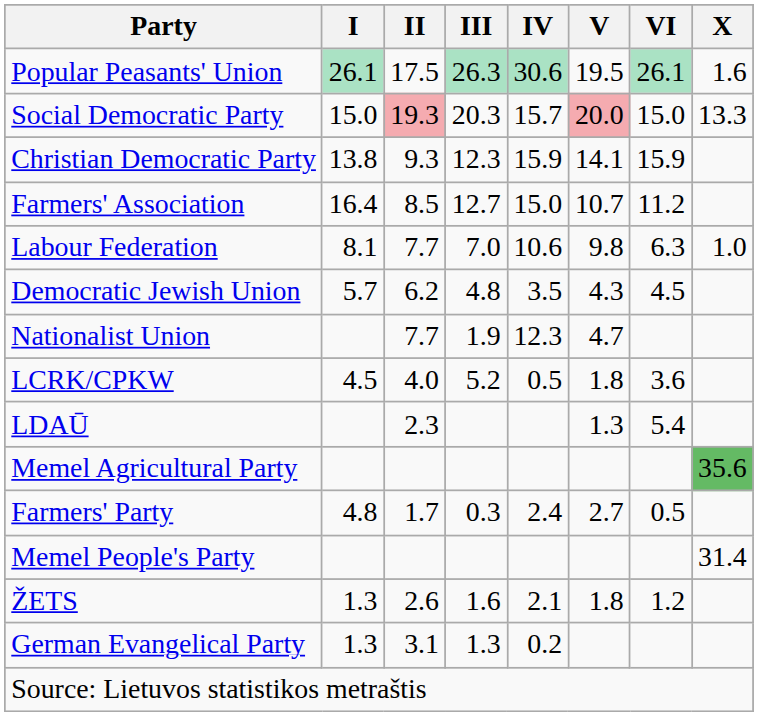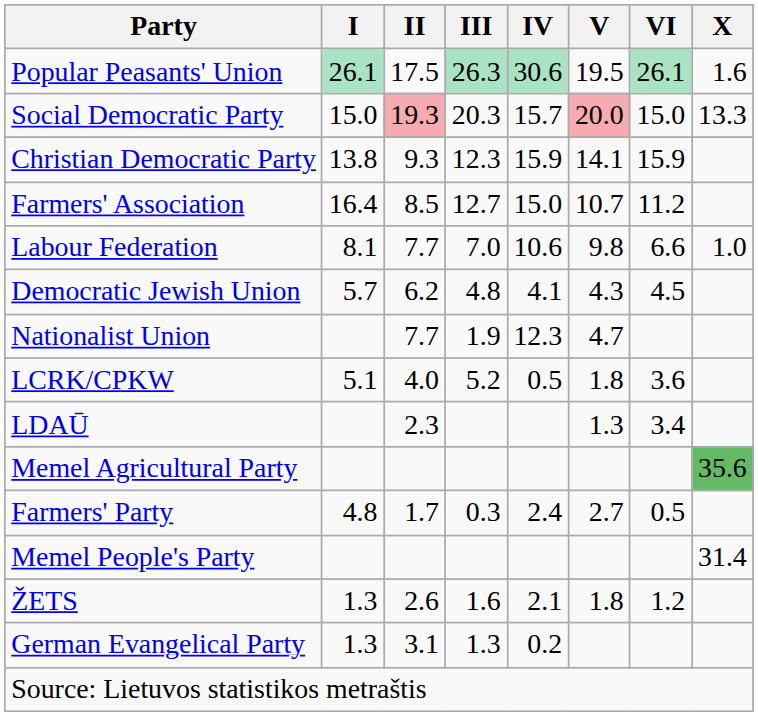(668, 247) 6.3 -> (668, 247) 6.6
(545, 291) 3.5 -> (545, 291) 4.1
(360, 379) 4.5 -> (360, 379) 5.1
(668, 423) 5.4 -> (668, 423) 3.4
